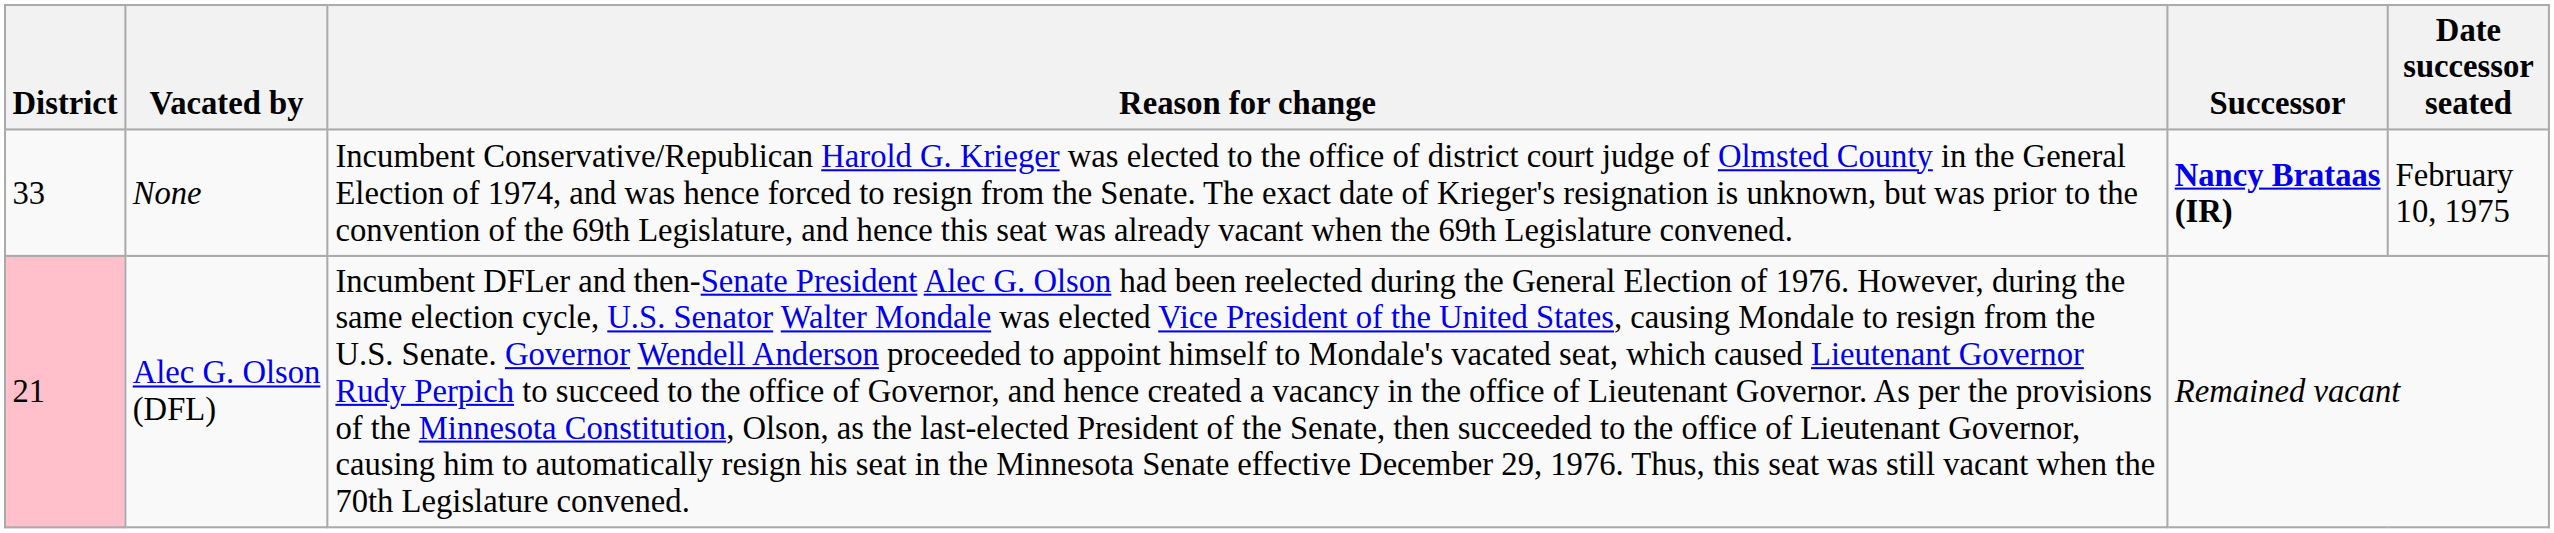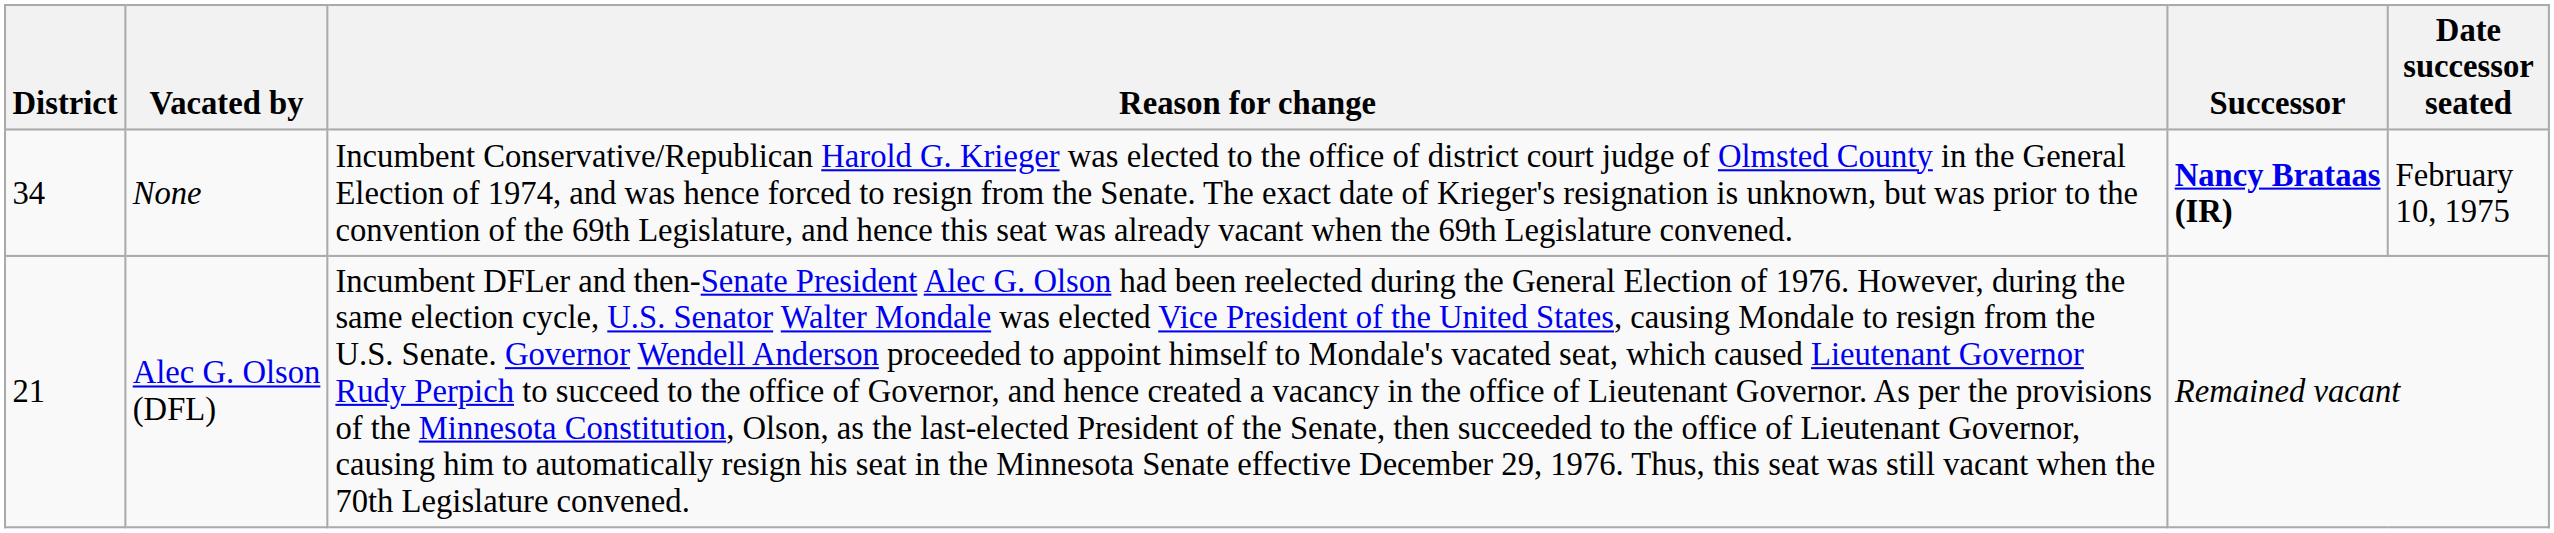(29, 192) 33 -> (29, 192) 34
(29, 390) pink background -> (29, 390) no background
